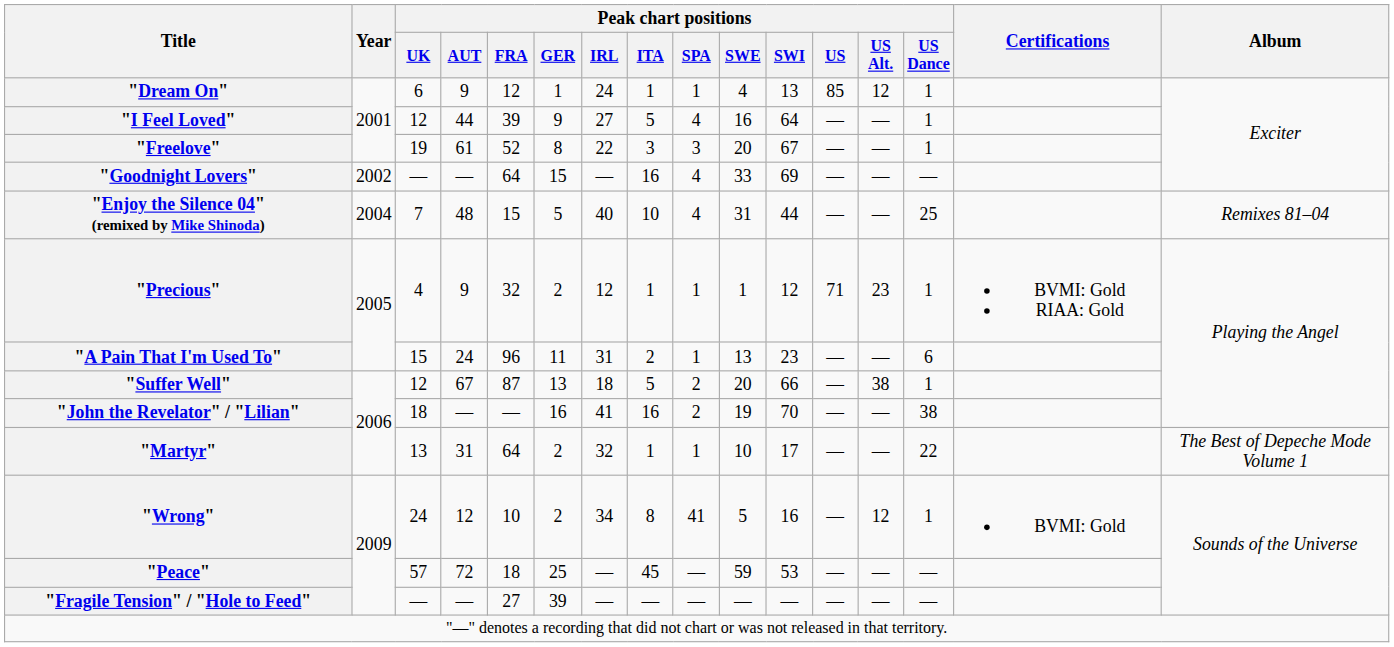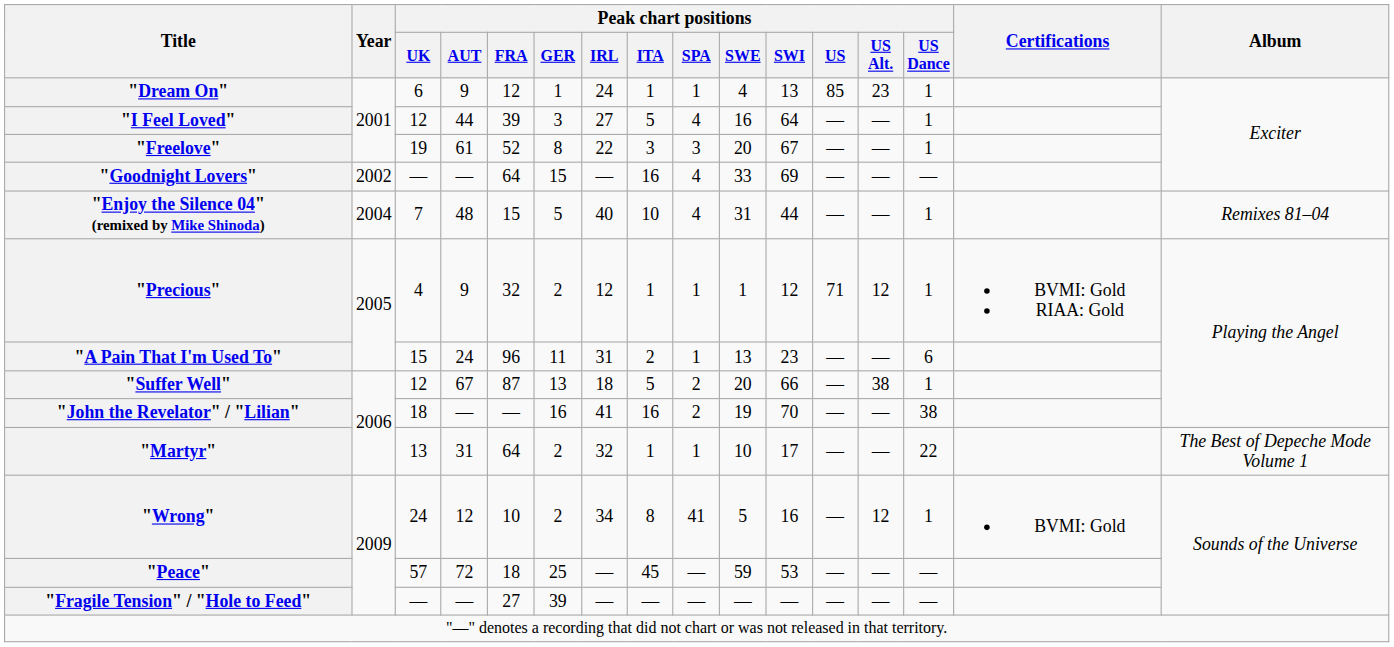(881, 91) 12 -> (881, 91) 23
(558, 120) 9 -> (558, 120) 3
(928, 214) 25 -> (928, 214) 1
(881, 290) 23 -> (881, 290) 12
